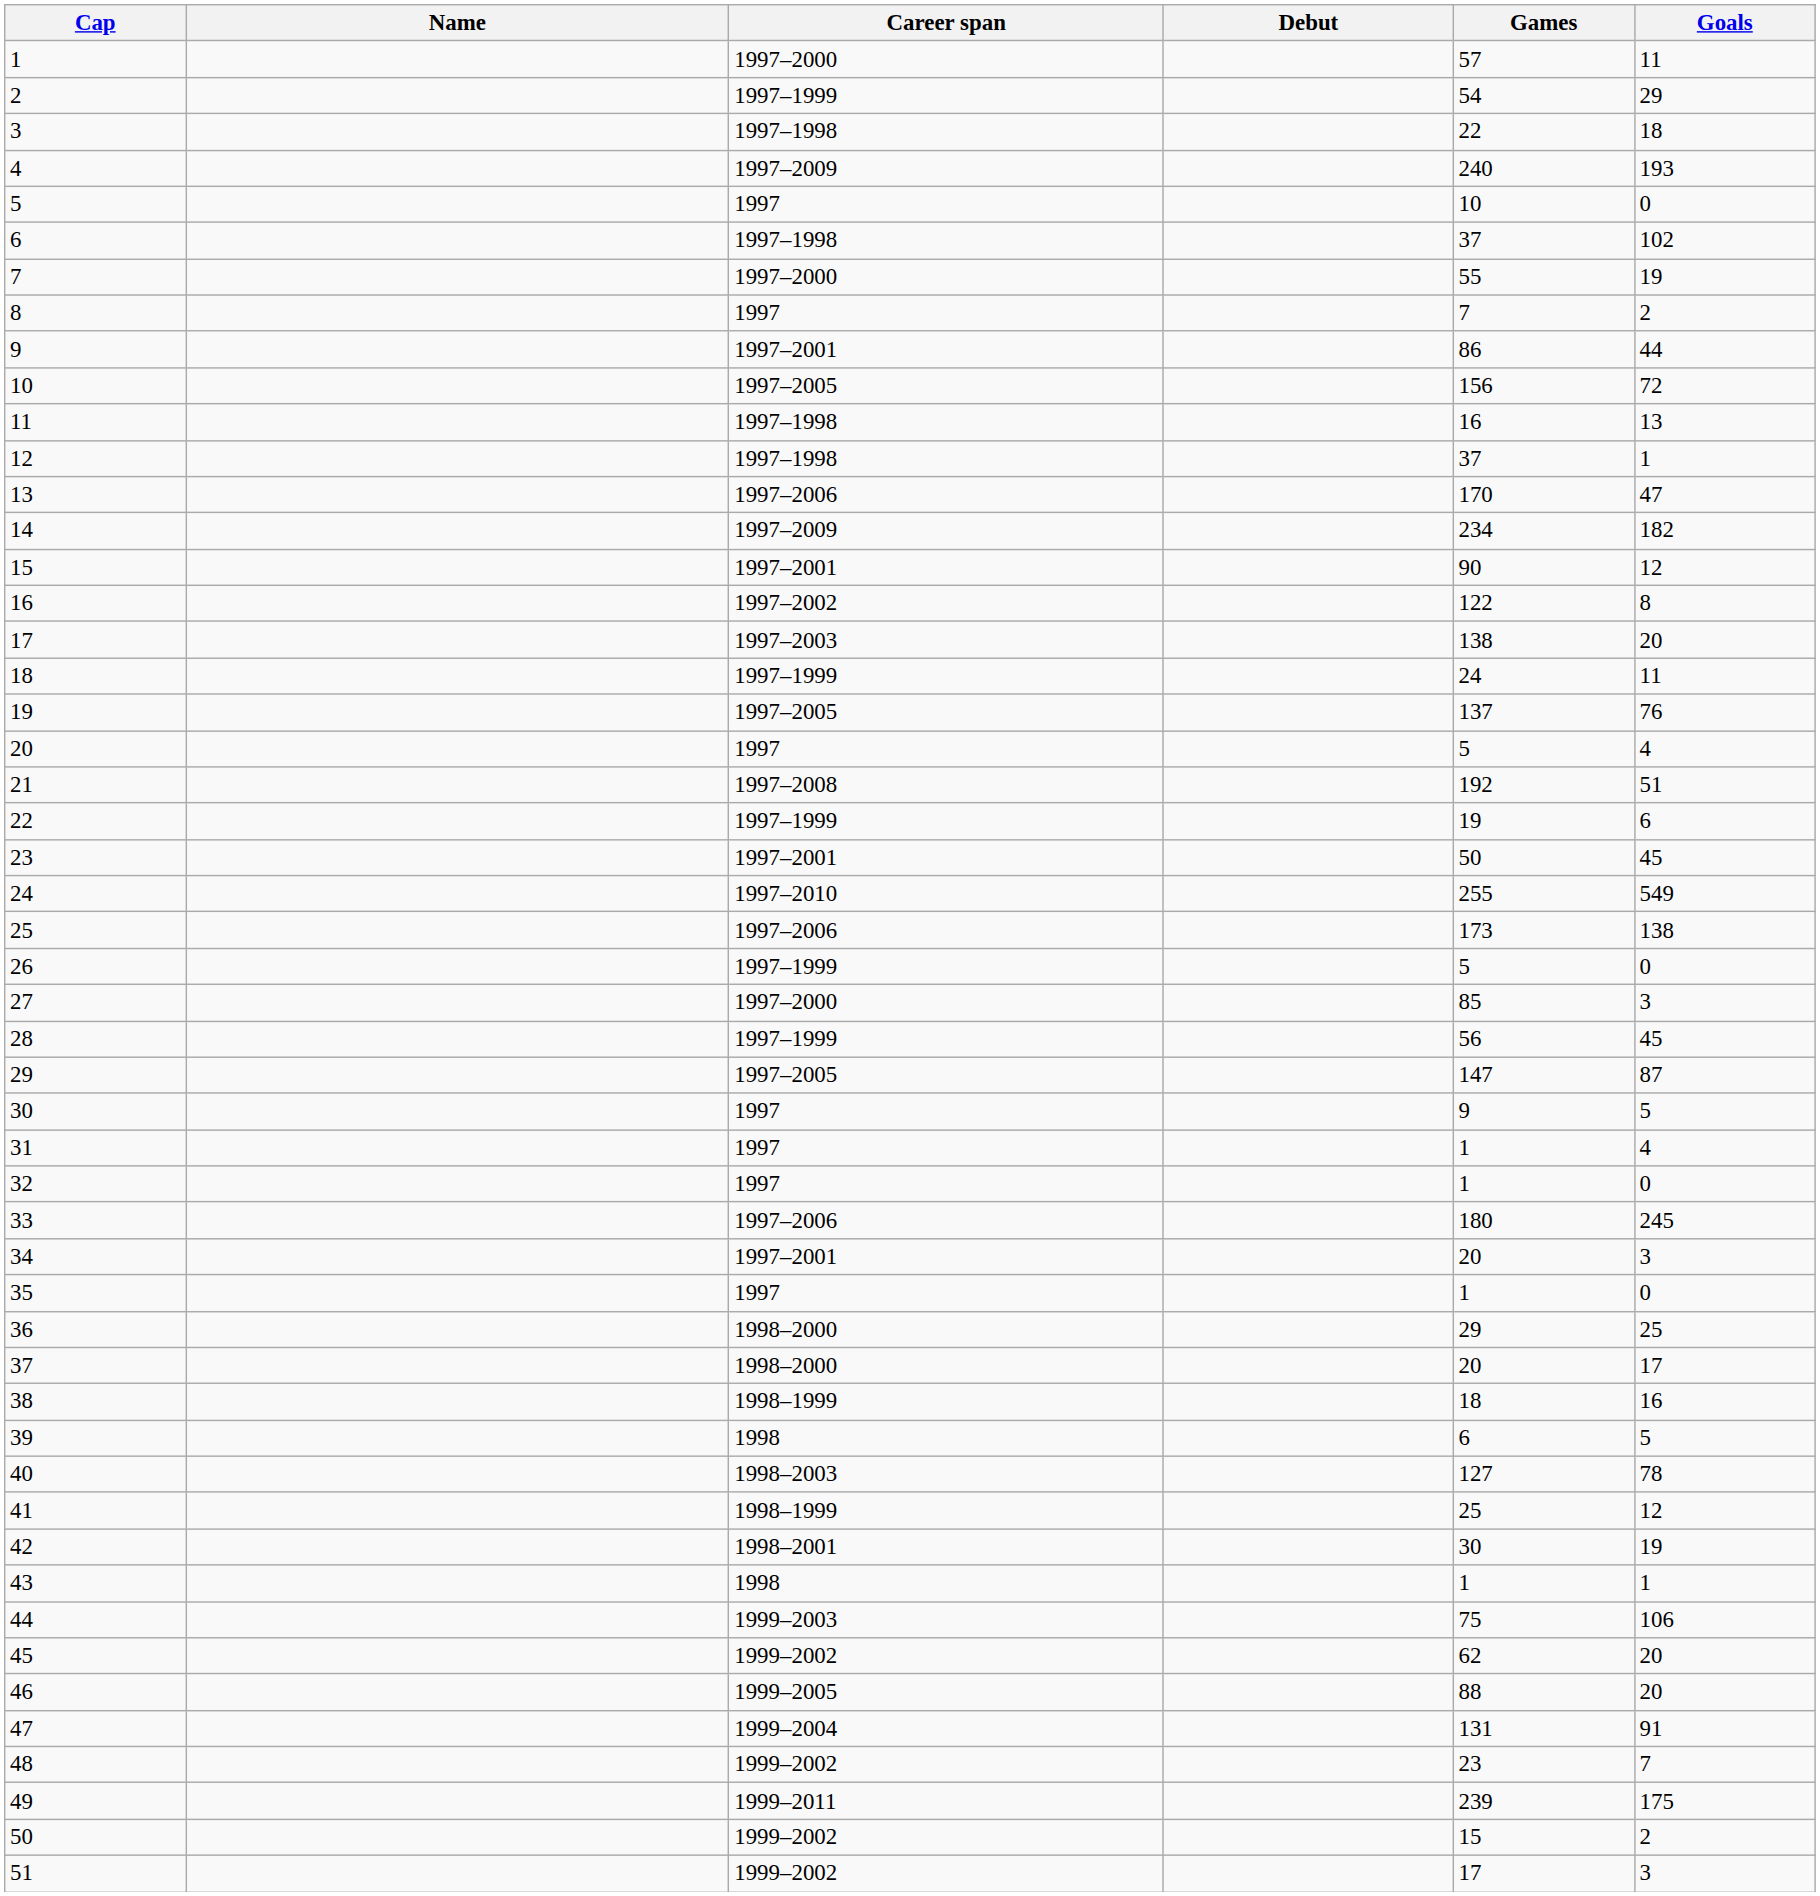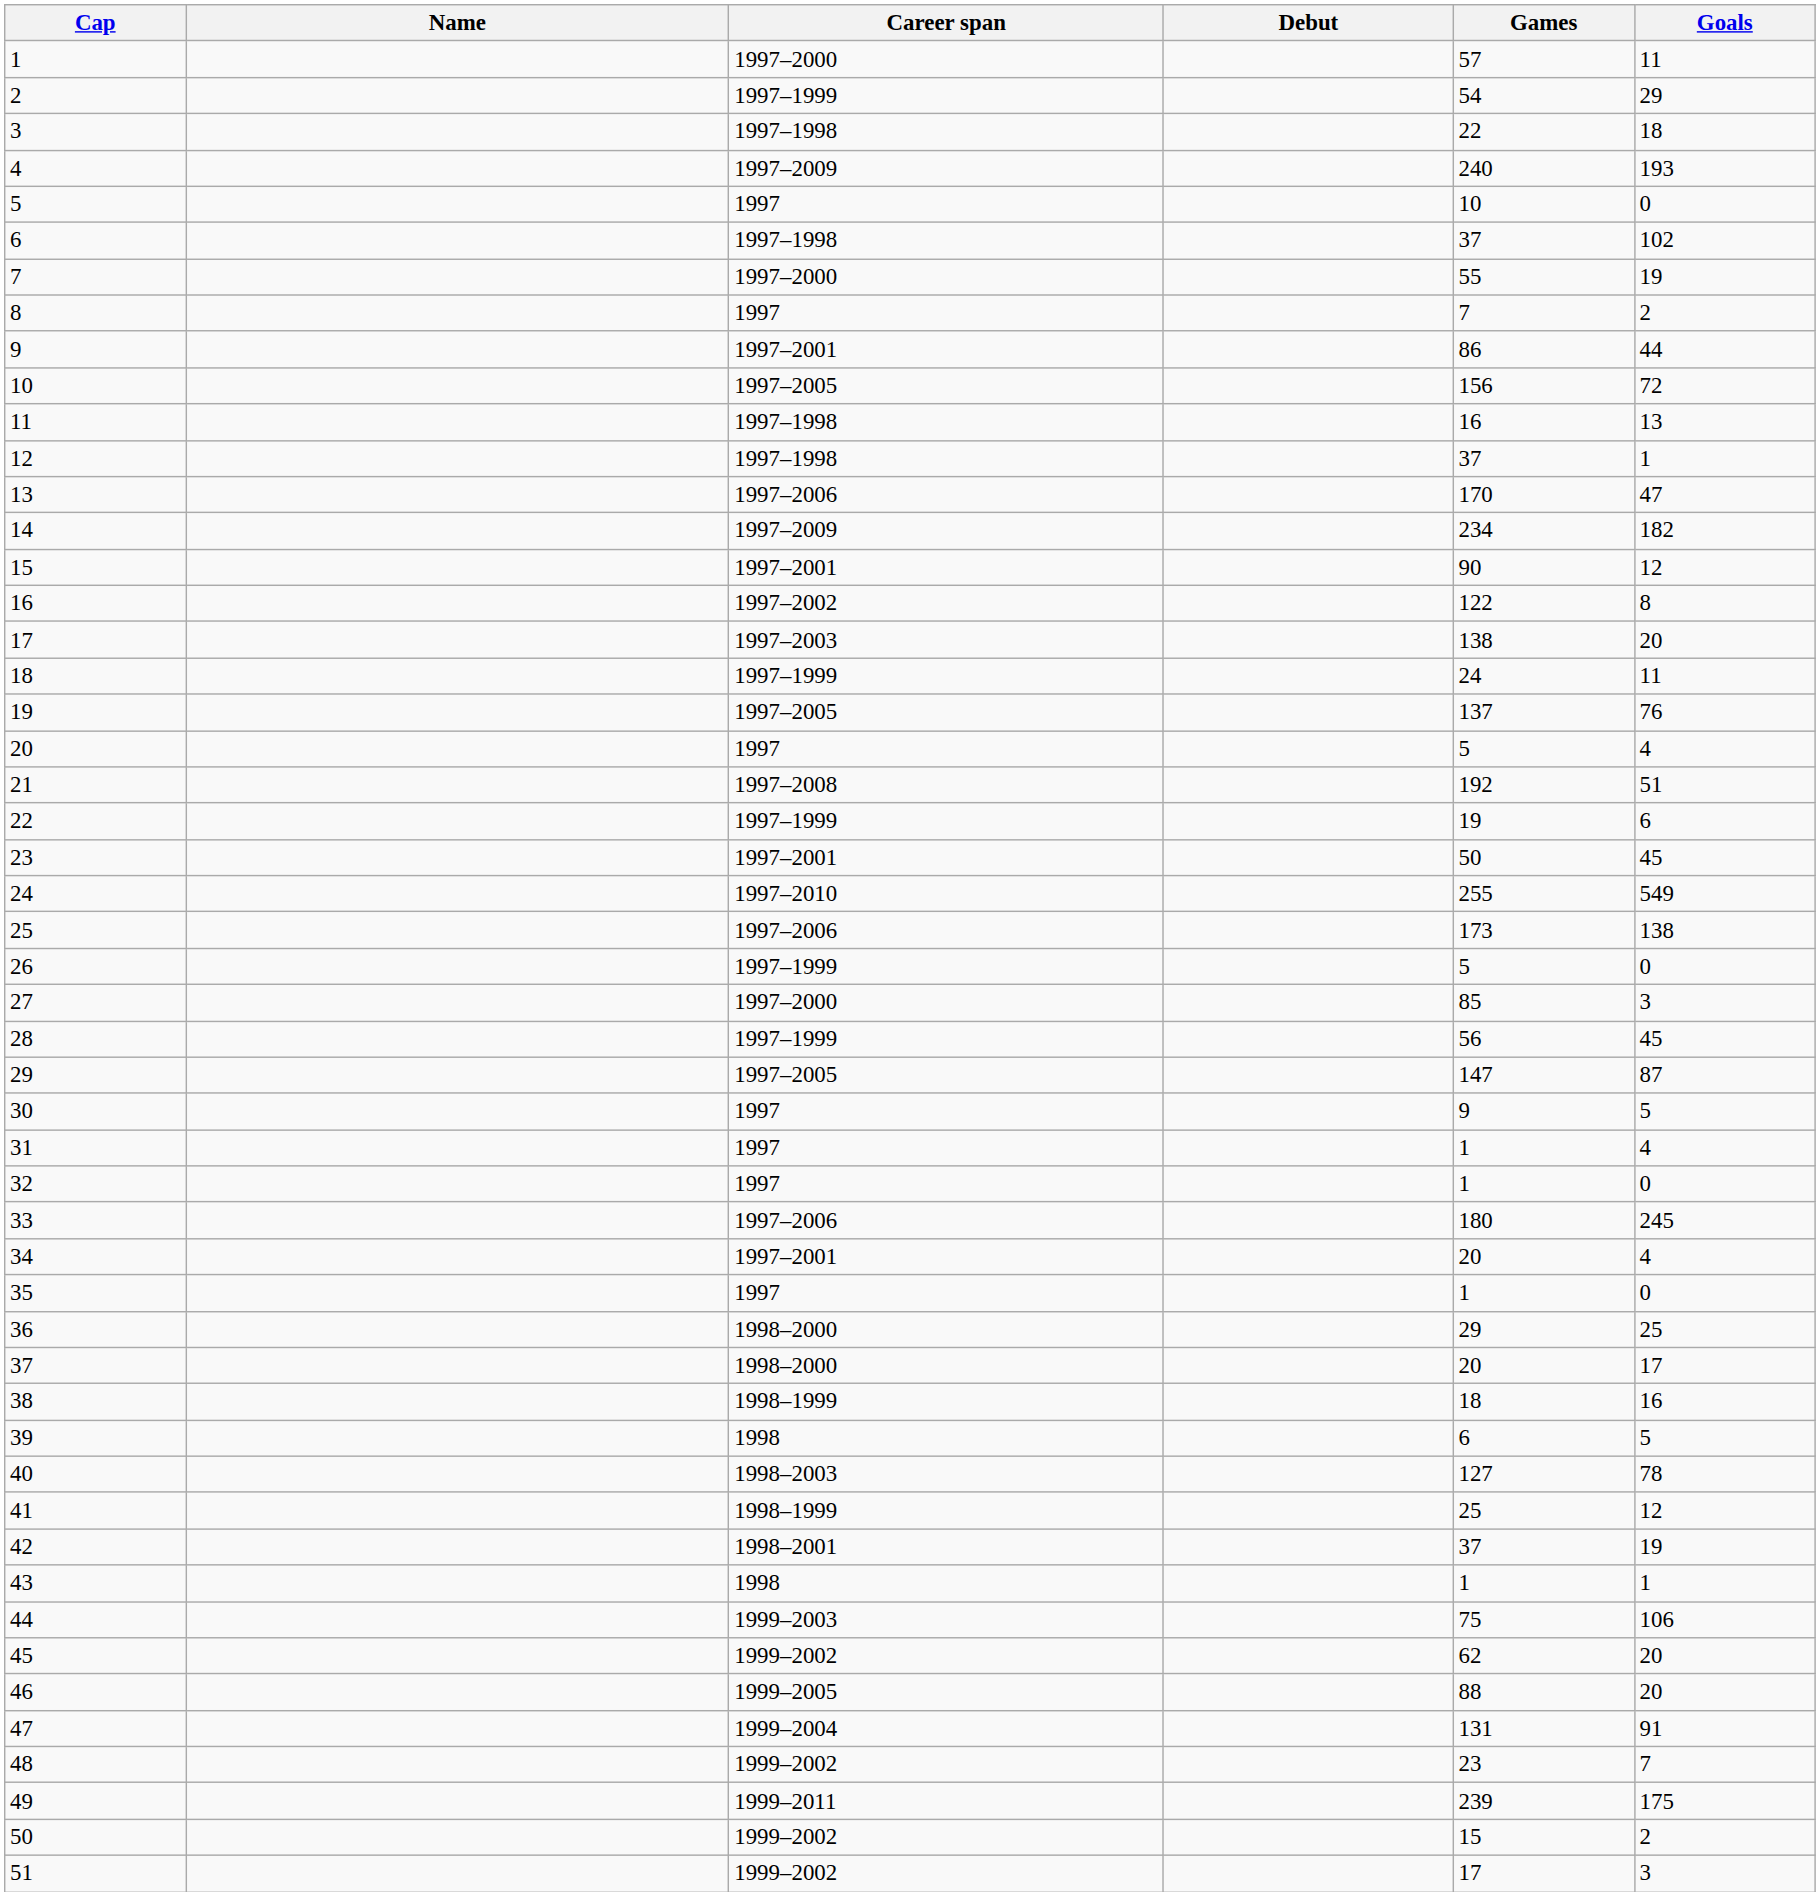(1645, 1256) 3 -> (1645, 1256) 4
(1470, 1546) 30 -> (1470, 1546) 37
